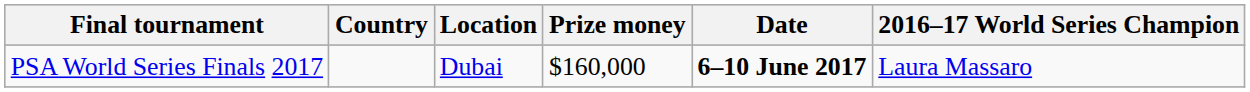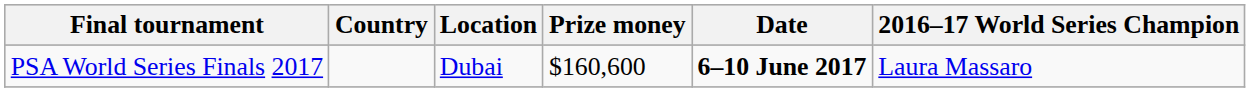(597, 65) $160,000 -> (597, 65) $160,600
